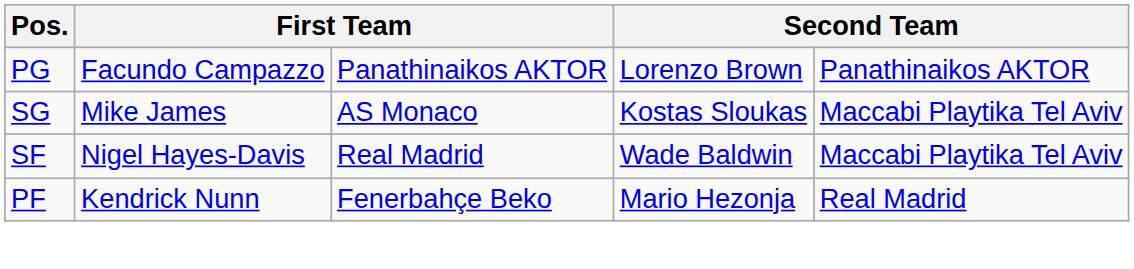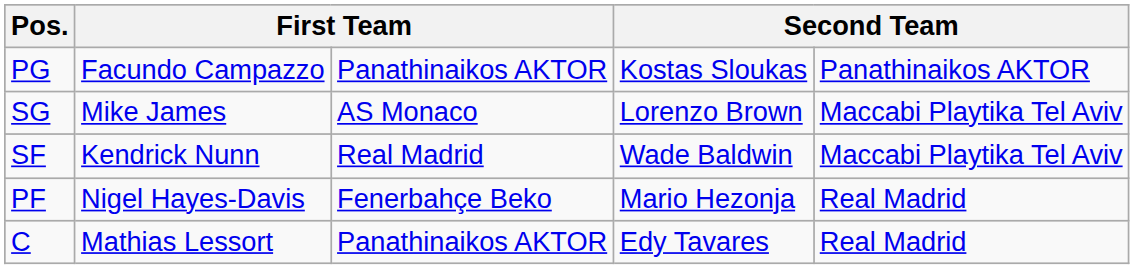(711, 69) Lorenzo Brown -> (713, 69) Kostas Sloukas
(713, 112) Kostas Sloukas -> (711, 112) Lorenzo Brown
(193, 155) Nigel Hayes-Davis -> (170, 155) Kendrick Nunn
(170, 198) Kendrick Nunn -> (193, 198) Nigel Hayes-Davis
+ row: (21, 241)
